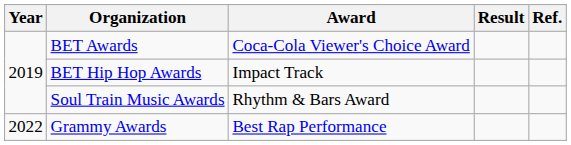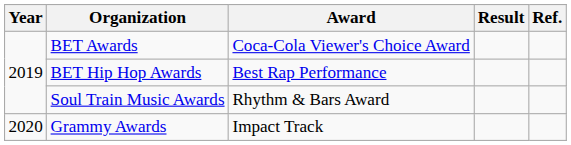(278, 72) Impact Track -> (309, 72) Best Rap Performance
(26, 126) 2022 -> (26, 126) 2020
(309, 126) Best Rap Performance -> (278, 126) Impact Track
